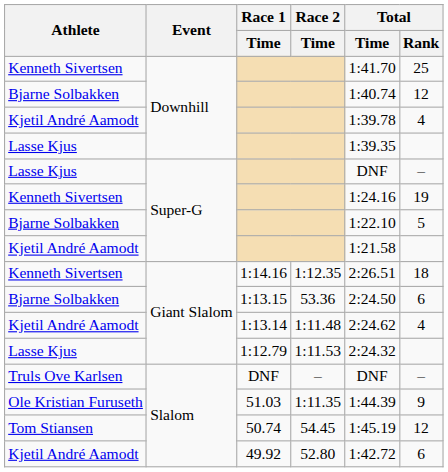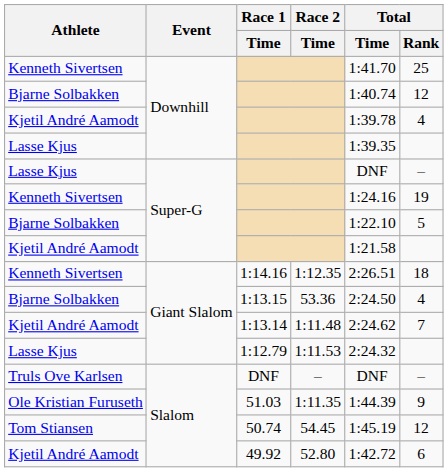(421, 299) 6 -> (421, 299) 4
(421, 325) 4 -> (421, 325) 7
